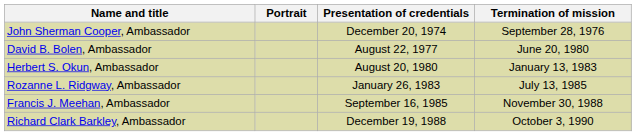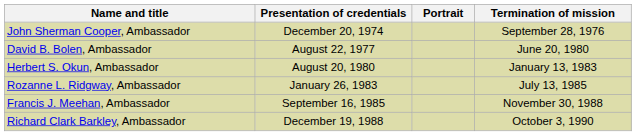columns swapped: (286, 13) <-> (396, 13)
